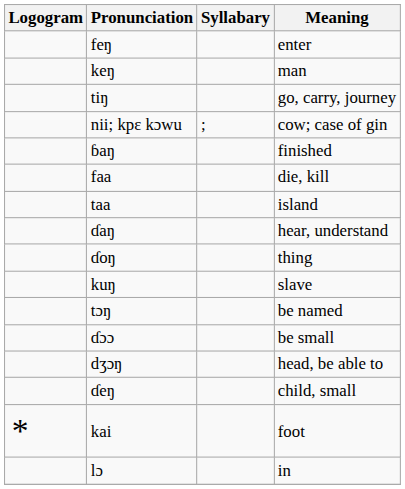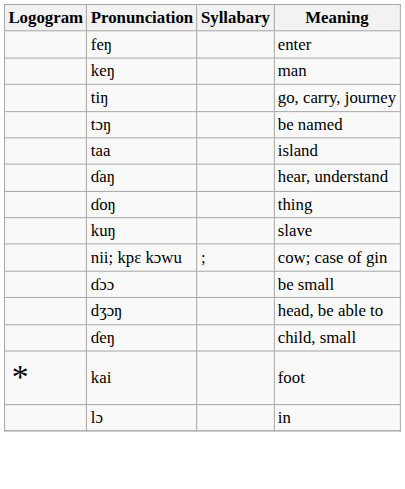rows swapped: (136, 124) <-> (101, 310)
- row: (103, 151)
- row: (101, 177)
